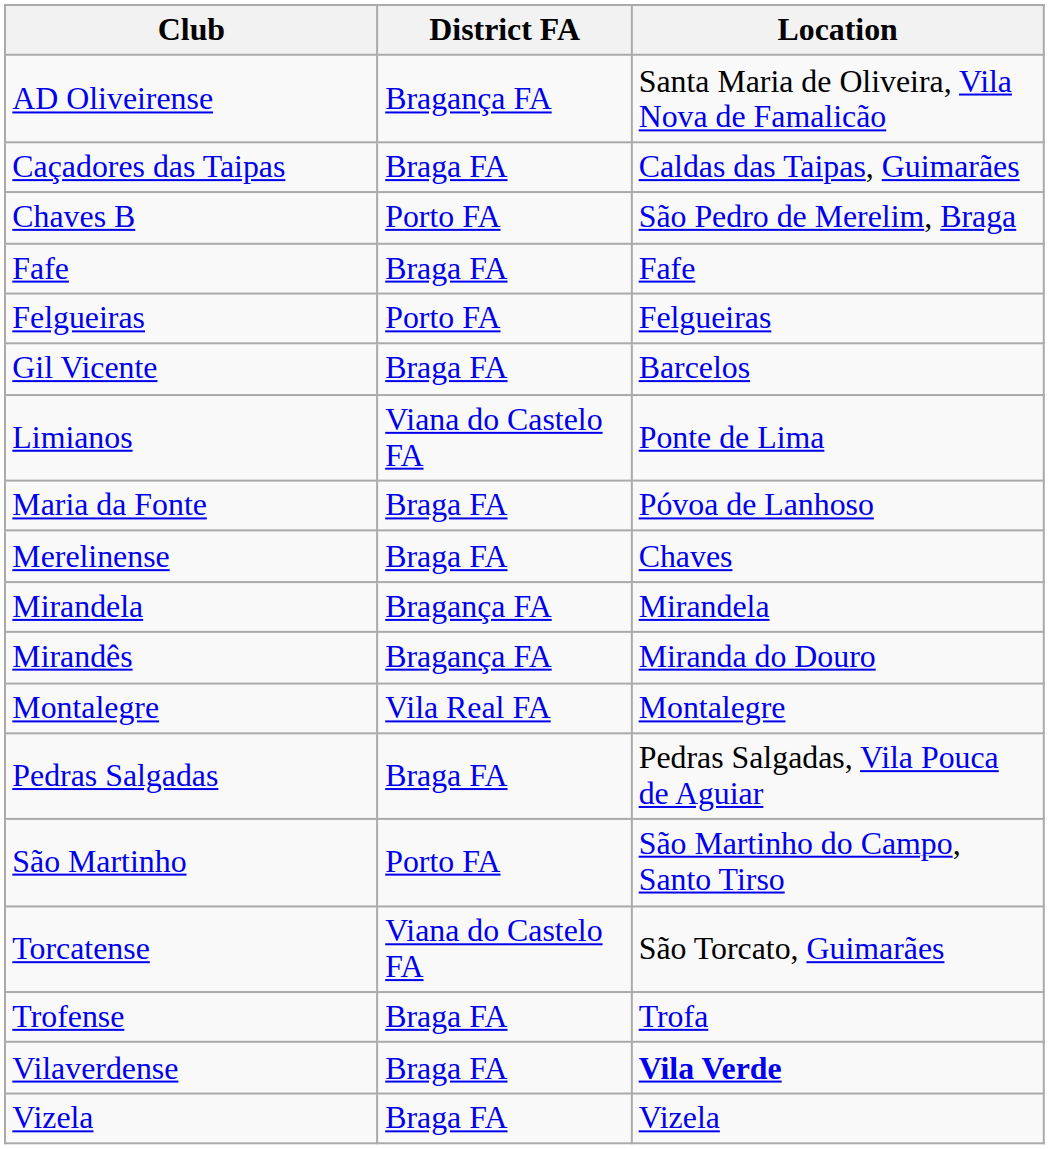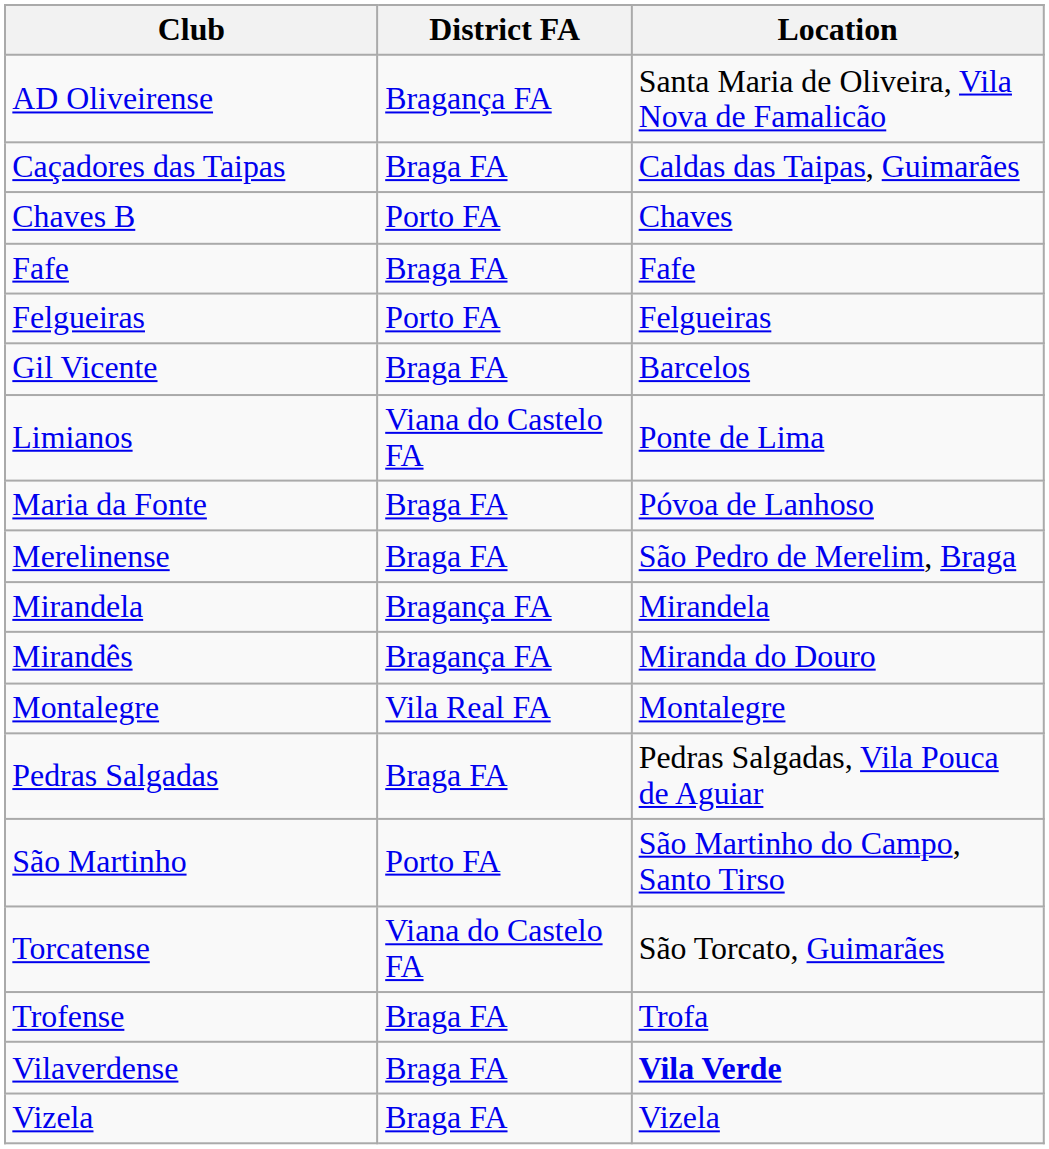(827, 217) São Pedro de Merelim, Braga -> (686, 217) Chaves
(686, 555) Chaves -> (827, 555) São Pedro de Merelim, Braga
